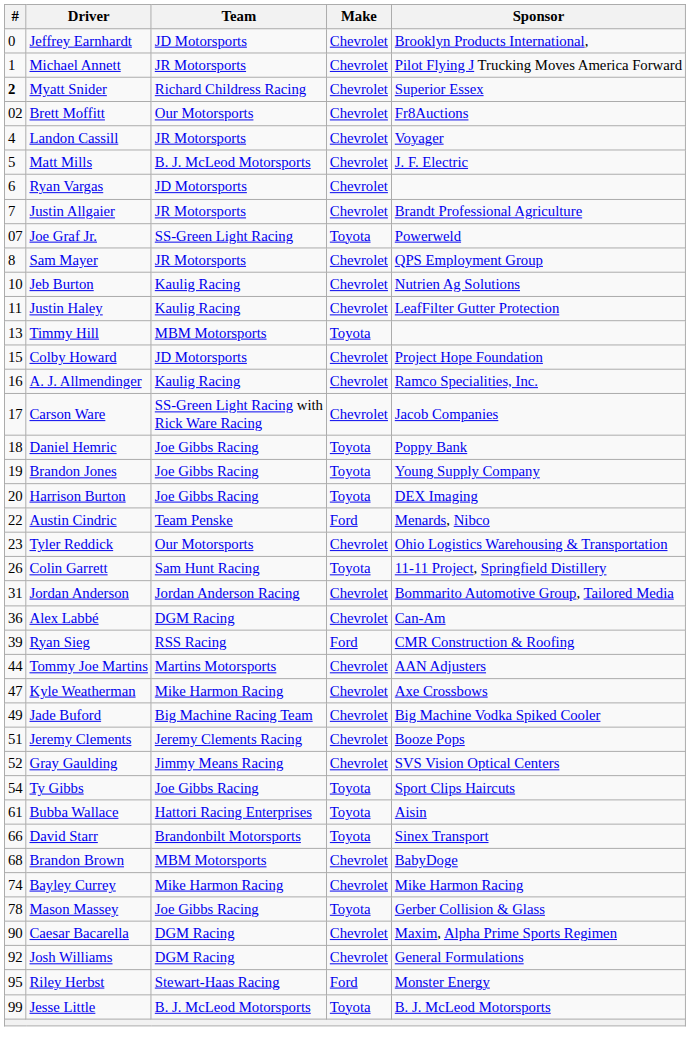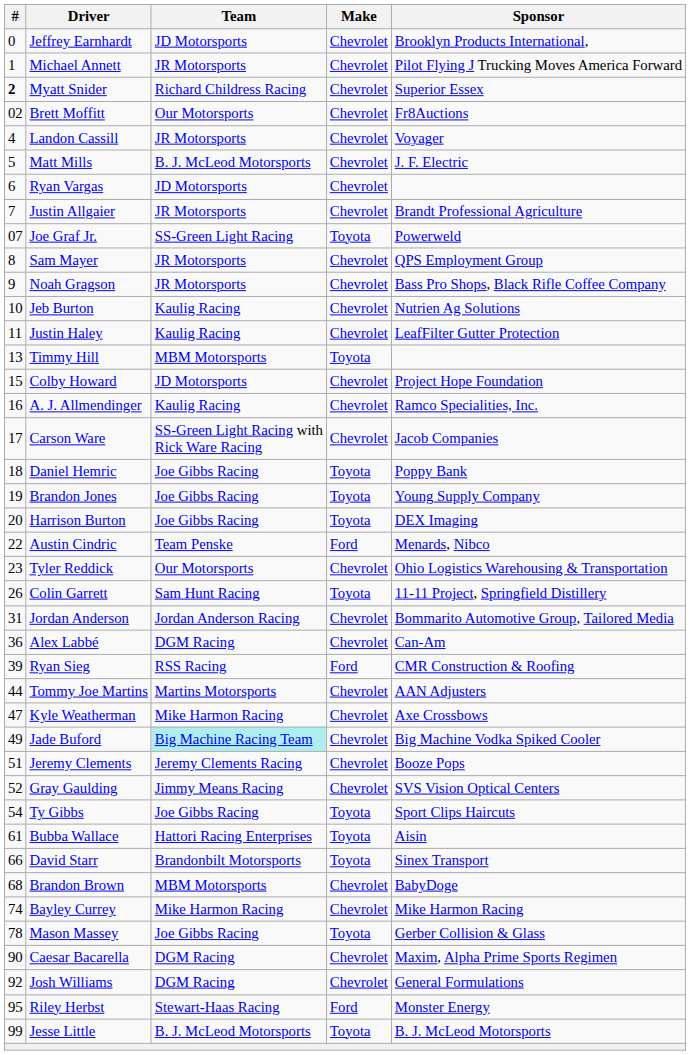+ row: (72, 284)
(234, 715) no background -> (234, 739) paleturquoise background
